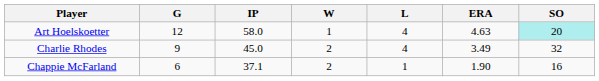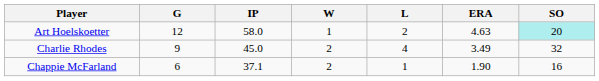(405, 31) 4 -> (405, 31) 2
